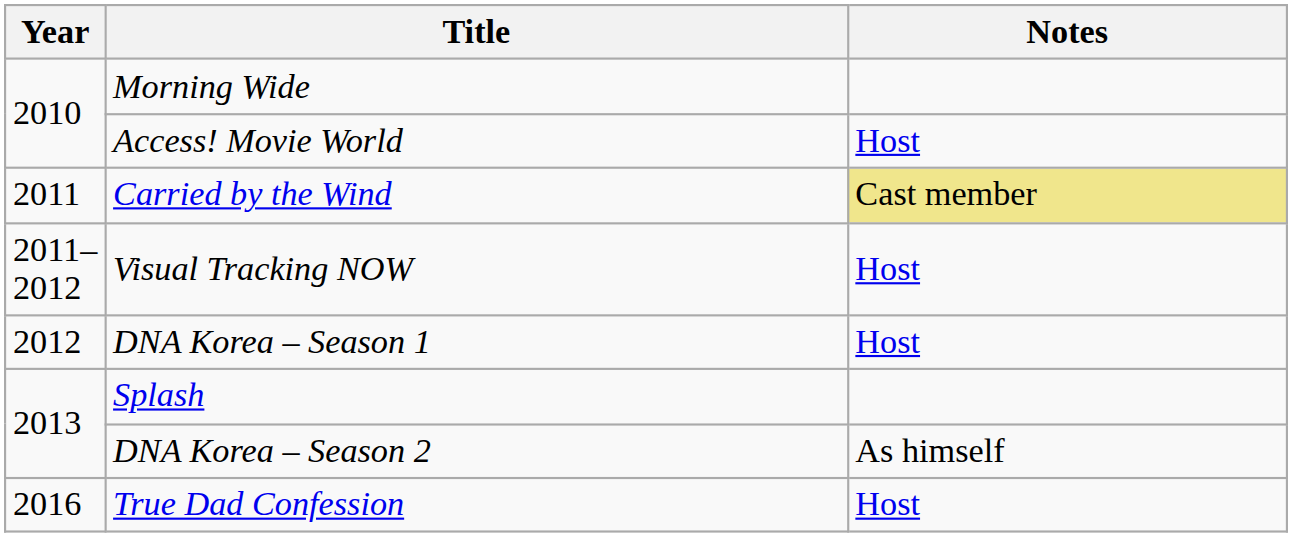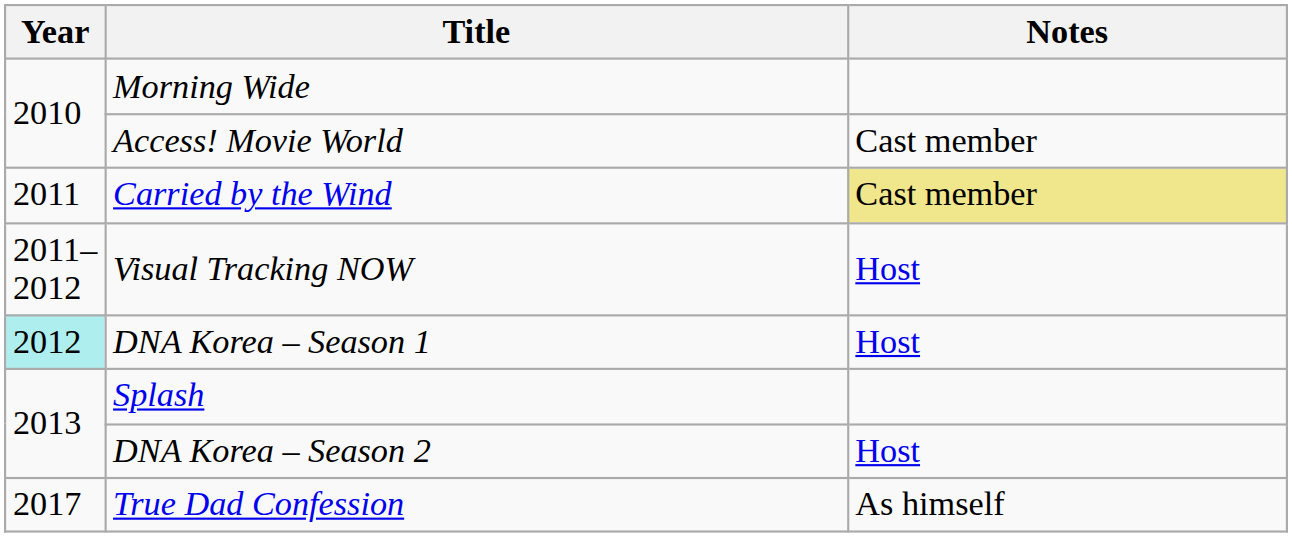(888, 140) Host -> (946, 140) Cast member
(47, 341) no background -> (47, 341) paleturquoise background
(930, 450) As himself -> (888, 450) Host
(47, 504) 2016 -> (47, 504) 2017
(888, 504) Host -> (930, 504) As himself
